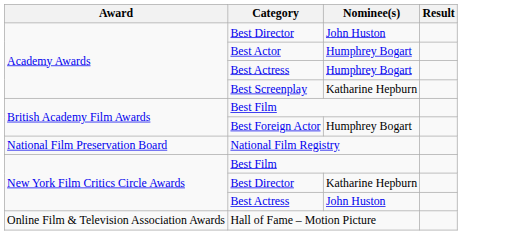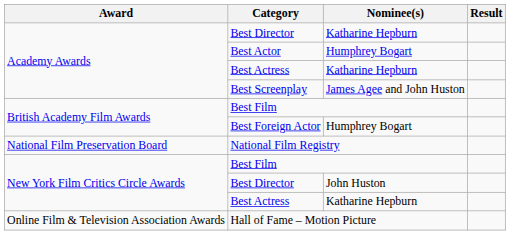(356, 32) John Huston -> (372, 32) Katharine Hepburn
(369, 70) Humphrey Bogart -> (372, 70) Katharine Hepburn
(372, 88) Katharine Hepburn -> (395, 88) James Agee and John Huston
(372, 182) Katharine Hepburn -> (356, 182) John Huston
(356, 201) John Huston -> (372, 201) Katharine Hepburn
